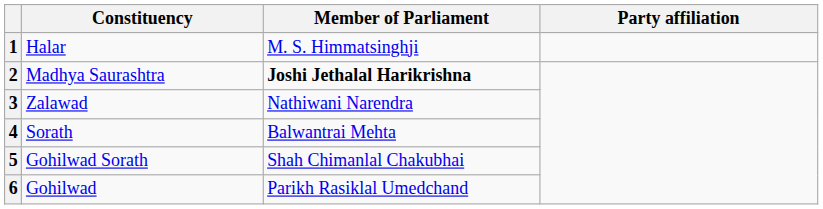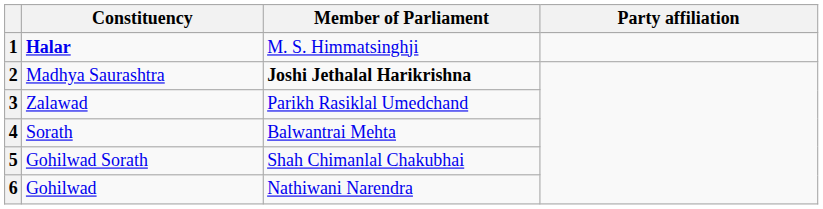(46, 47) normal -> (48, 47) bold
(340, 103) Nathiwani Narendra -> (368, 103) Parikh Rasiklal Umedchand
(368, 189) Parikh Rasiklal Umedchand -> (340, 189) Nathiwani Narendra
